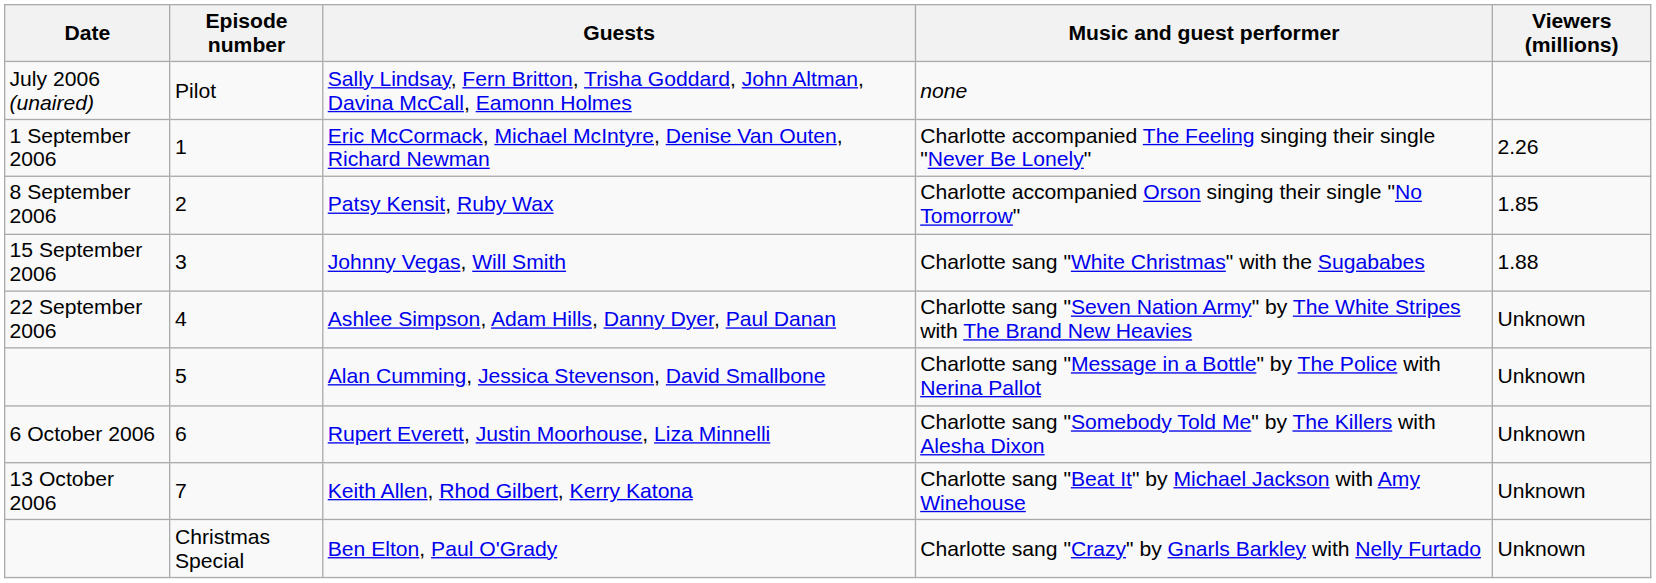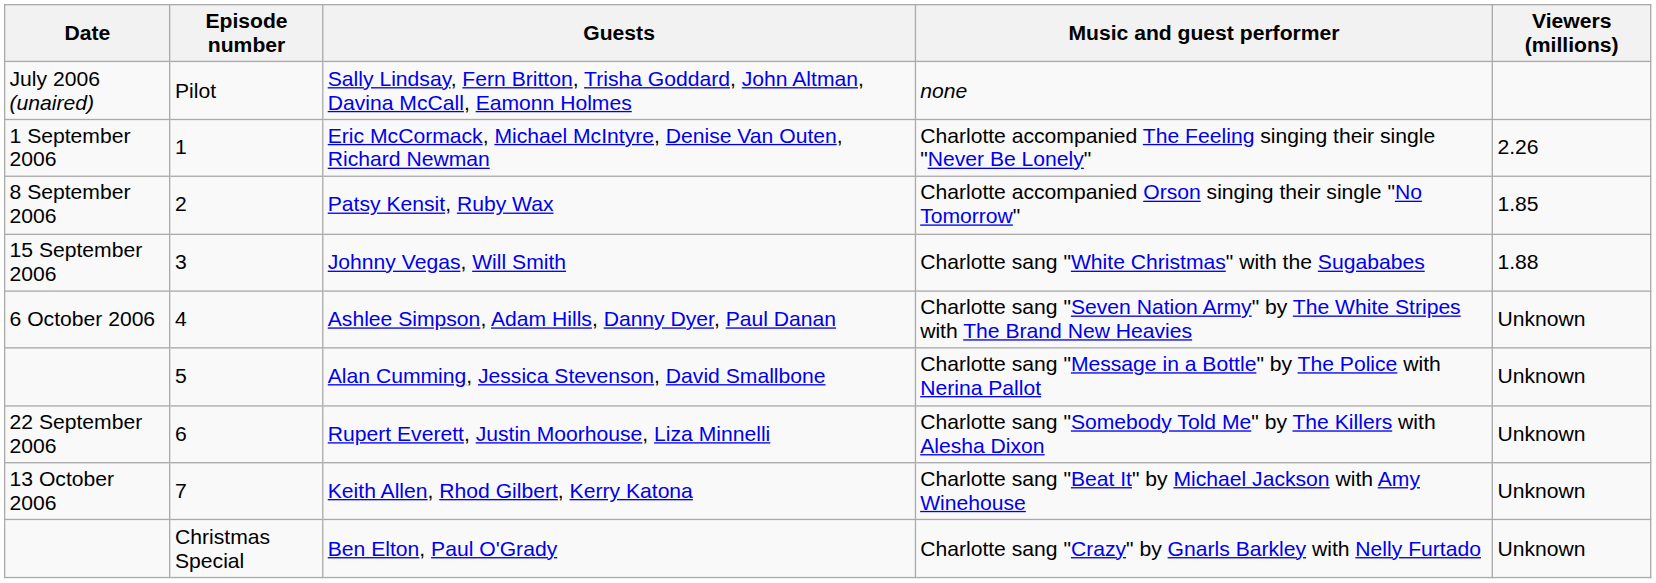(76, 319) 22 September 2006 -> (82, 319) 6 October 2006
(82, 433) 6 October 2006 -> (76, 433) 22 September 2006
